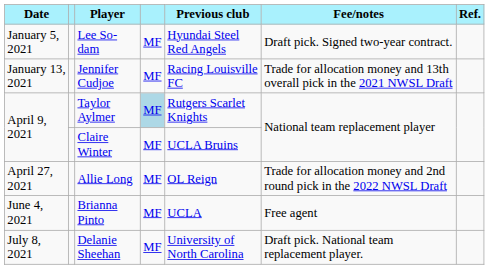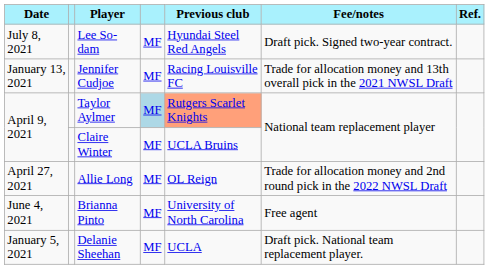(33, 41) January 5, 2021 -> (24, 41) July 8, 2021
(206, 110) no background -> (206, 110) lightsalmon background
(185, 213) UCLA -> (205, 213) University of North Carolina
(24, 247) July 8, 2021 -> (33, 247) January 5, 2021
(205, 247) University of North Carolina -> (185, 247) UCLA
